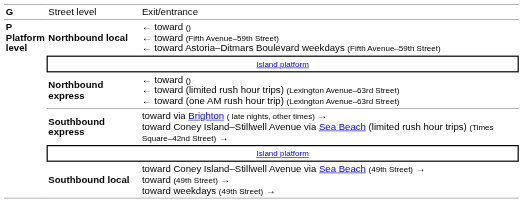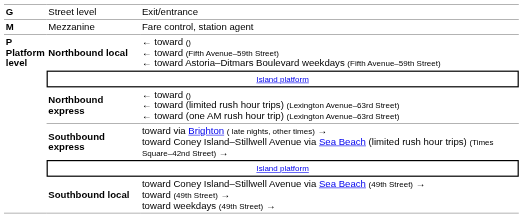+ row: (72, 26)
